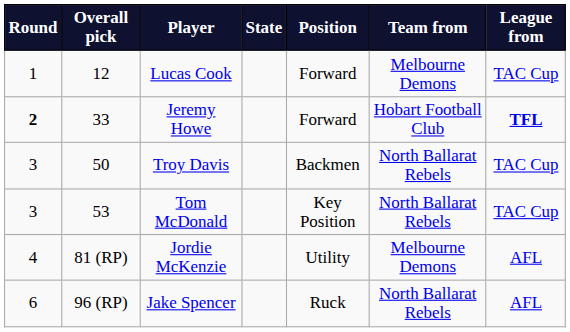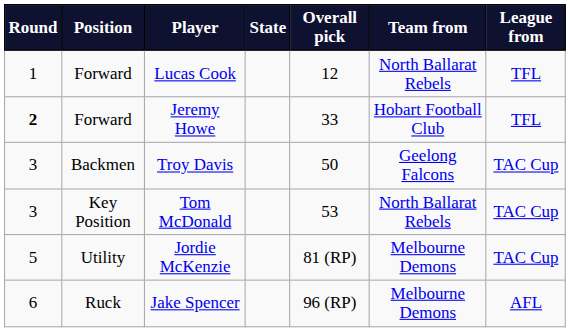columns swapped: (101, 27) <-> (328, 27)
(428, 73) Melbourne Demons -> (428, 73) North Ballarat Rebels
(526, 73) TAC Cup -> (526, 73) TFL
(526, 119) bold -> (526, 119) normal
(428, 165) North Ballarat Rebels -> (428, 165) Geelong Falcons
(33, 257) 4 -> (33, 257) 5
(526, 257) AFL -> (526, 257) TAC Cup
(428, 303) North Ballarat Rebels -> (428, 303) Melbourne Demons
